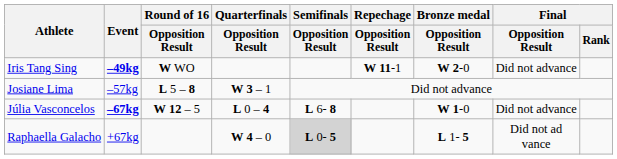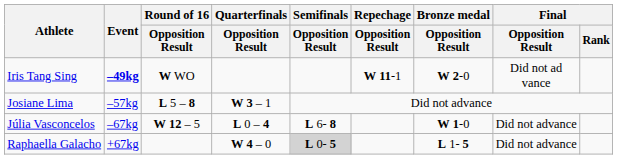(536, 68) Did not advance -> (536, 75) Did not ad vance
(123, 109) bold -> (122, 124) normal
(536, 137) Did not ad vance -> (536, 144) Did not advance
